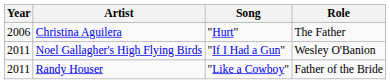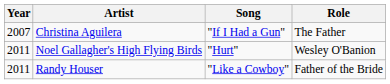(19, 32) 2006 -> (19, 32) 2007
(223, 32) "Hurt" -> (246, 32) "If I Had a Gun"
(246, 50) "If I Had a Gun" -> (223, 50) "Hurt"
